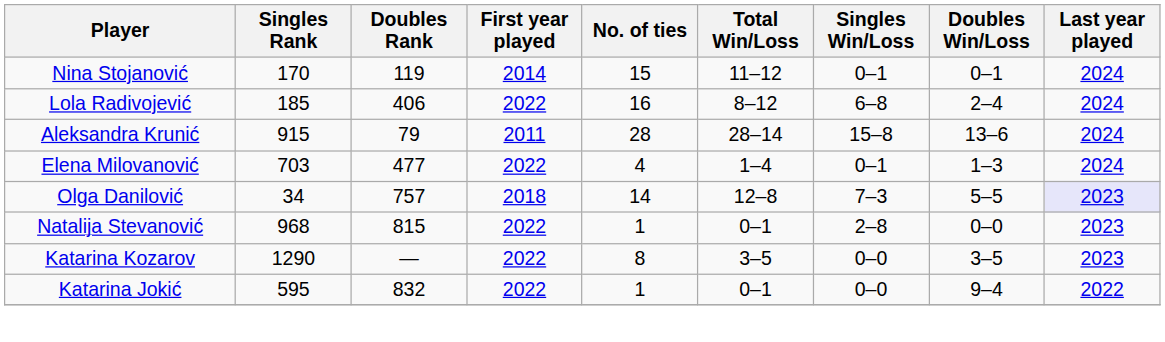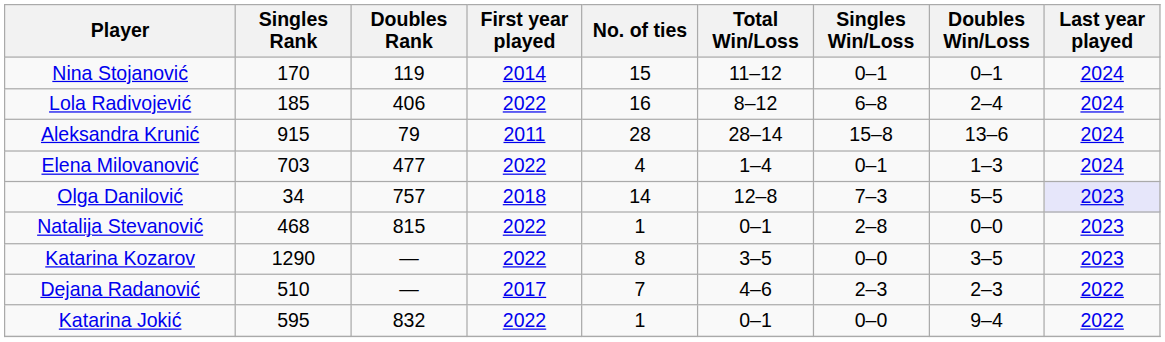(293, 227) 968 -> (293, 227) 468
+ row: (120, 289)
